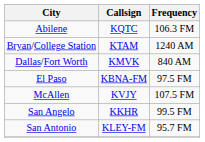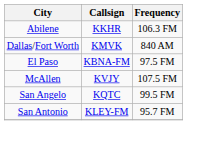(124, 29) KQTC -> (107, 29) KKHR
- row: (51, 46)
(124, 112) KKHR -> (107, 95) KQTC
